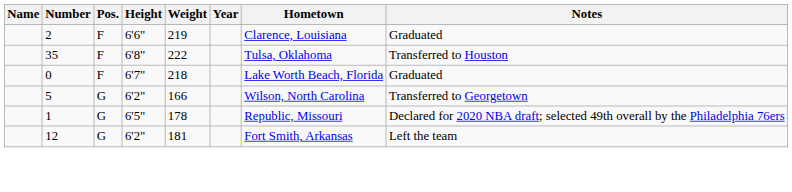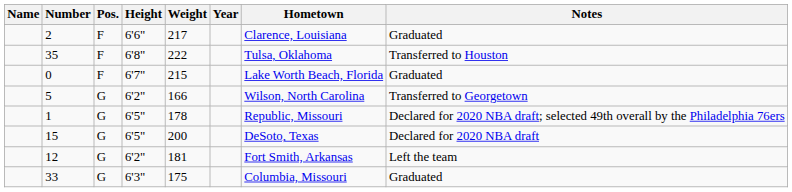(177, 34) 219 -> (177, 34) 217
(177, 75) 218 -> (177, 75) 215
+ row: (52, 136)
+ row: (52, 177)
